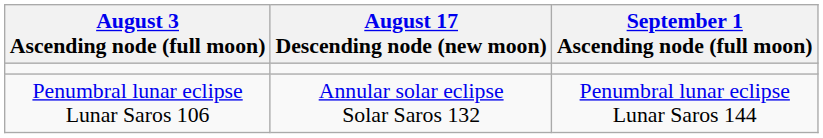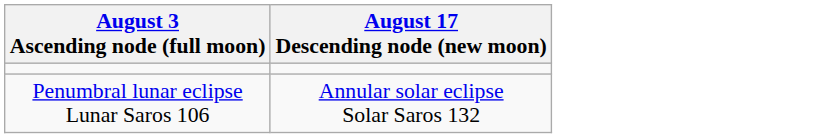- column: (685, 33)
